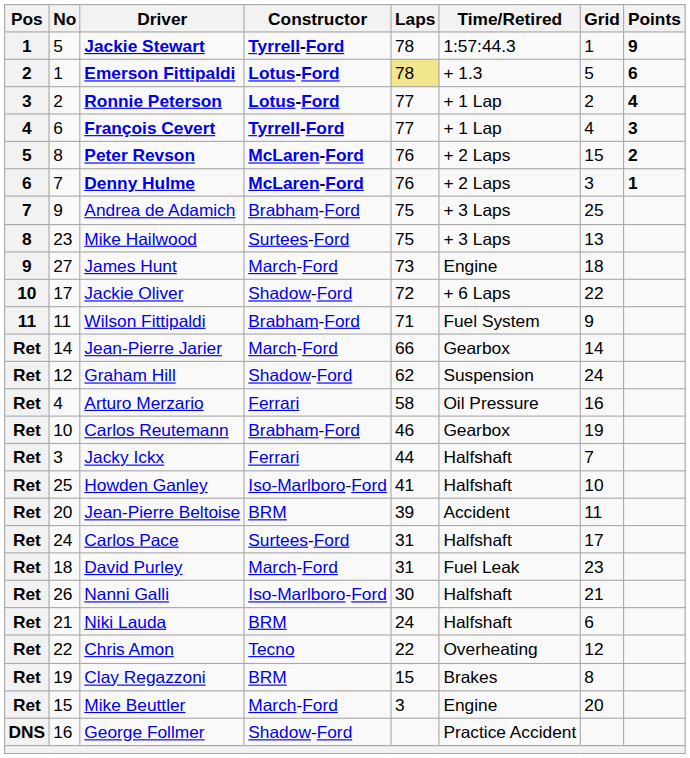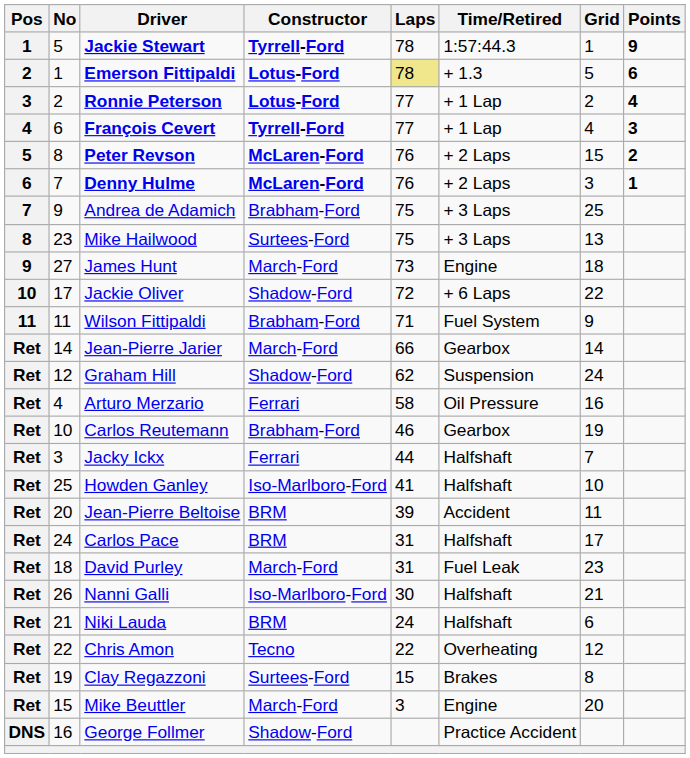(299, 540) Surtees-Ford -> (268, 540) BRM
(268, 677) BRM -> (299, 677) Surtees-Ford
